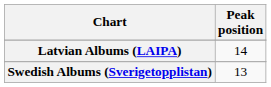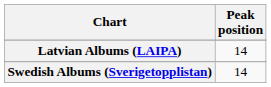(241, 72) 13 -> (241, 72) 14
